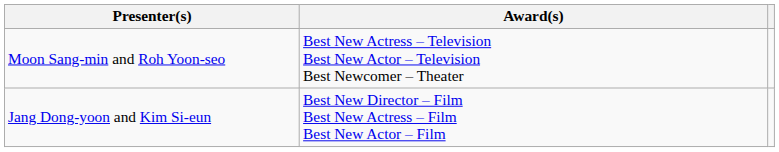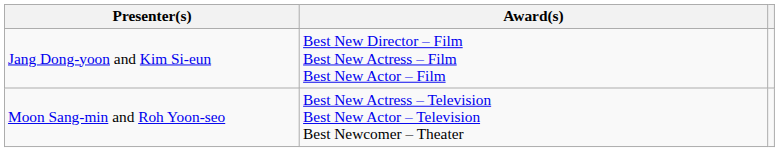rows swapped: (117, 58) <-> (110, 117)
